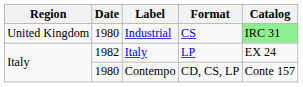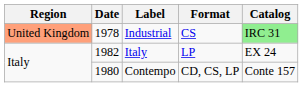(48, 33) no background -> (48, 33) lightsalmon background
(107, 33) 1980 -> (107, 33) 1978
